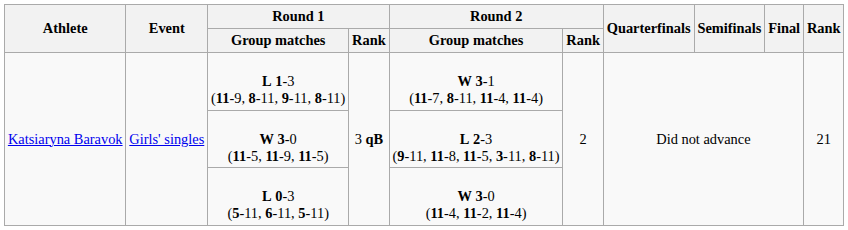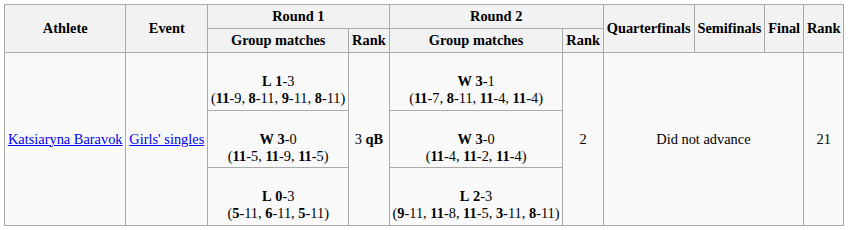(476, 147) L 2-3 (9-11, 11-8, 11-5, 3-11, 8-11) -> (476, 147) W 3-0 (11-4, 11-2, 11-4)
(476, 205) W 3-0 (11-4, 11-2, 11-4) -> (476, 205) L 2-3 (9-11, 11-8, 11-5, 3-11, 8-11)
